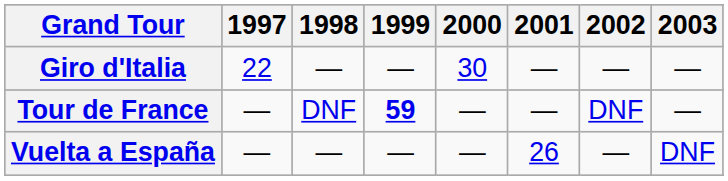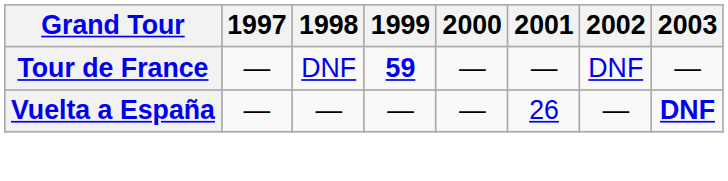- row: (113, 68)
(688, 152) normal -> (688, 110) bold
